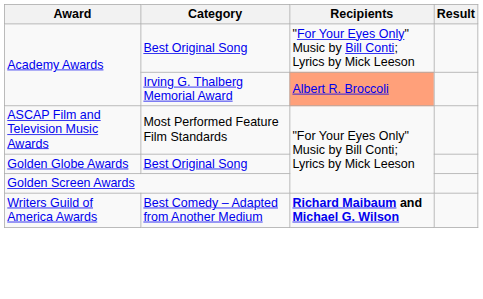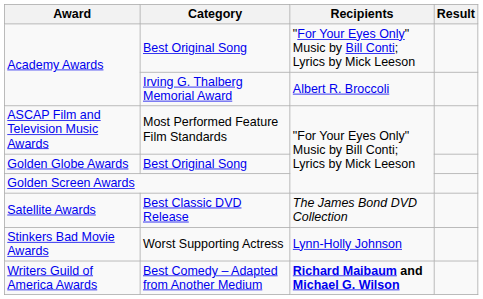(341, 89) lightsalmon background -> (341, 89) no background
+ row: (52, 210)
+ row: (61, 244)
